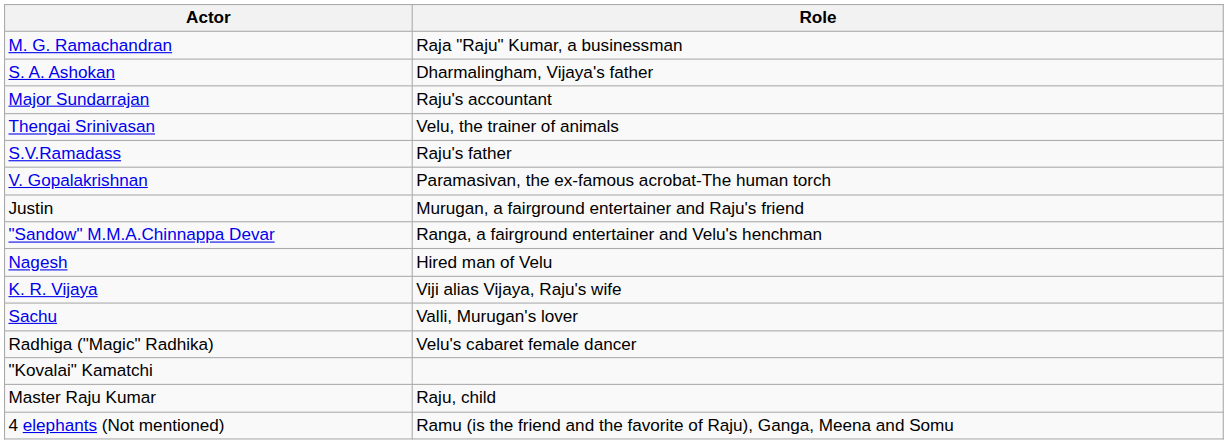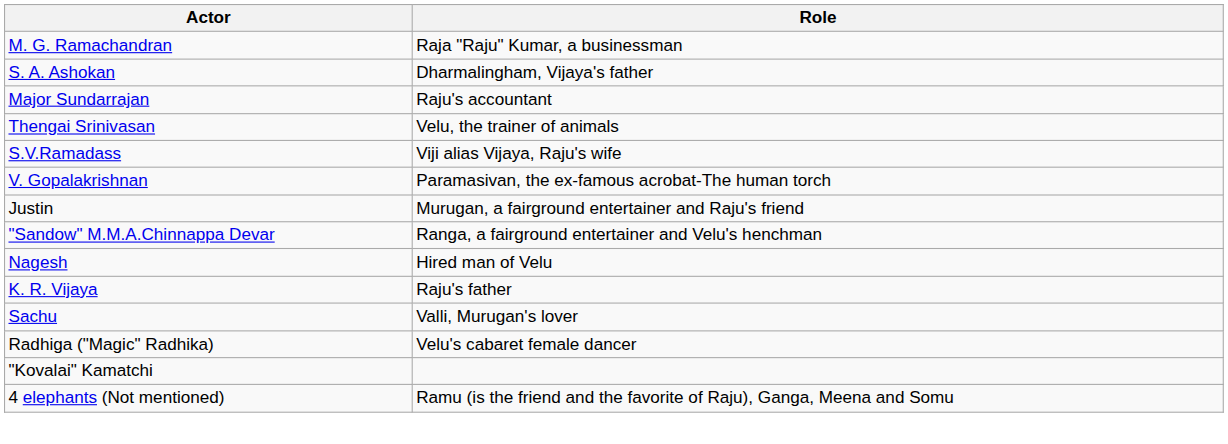(464, 153) Raju's father -> (519, 153) Viji alias Vijaya, Raju's wife
(519, 289) Viji alias Vijaya, Raju's wife -> (464, 289) Raju's father
- row: (82, 398)
